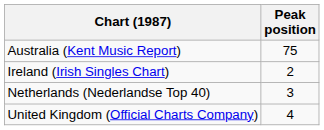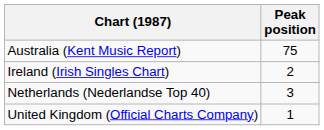(290, 114) 4 -> (290, 114) 1
